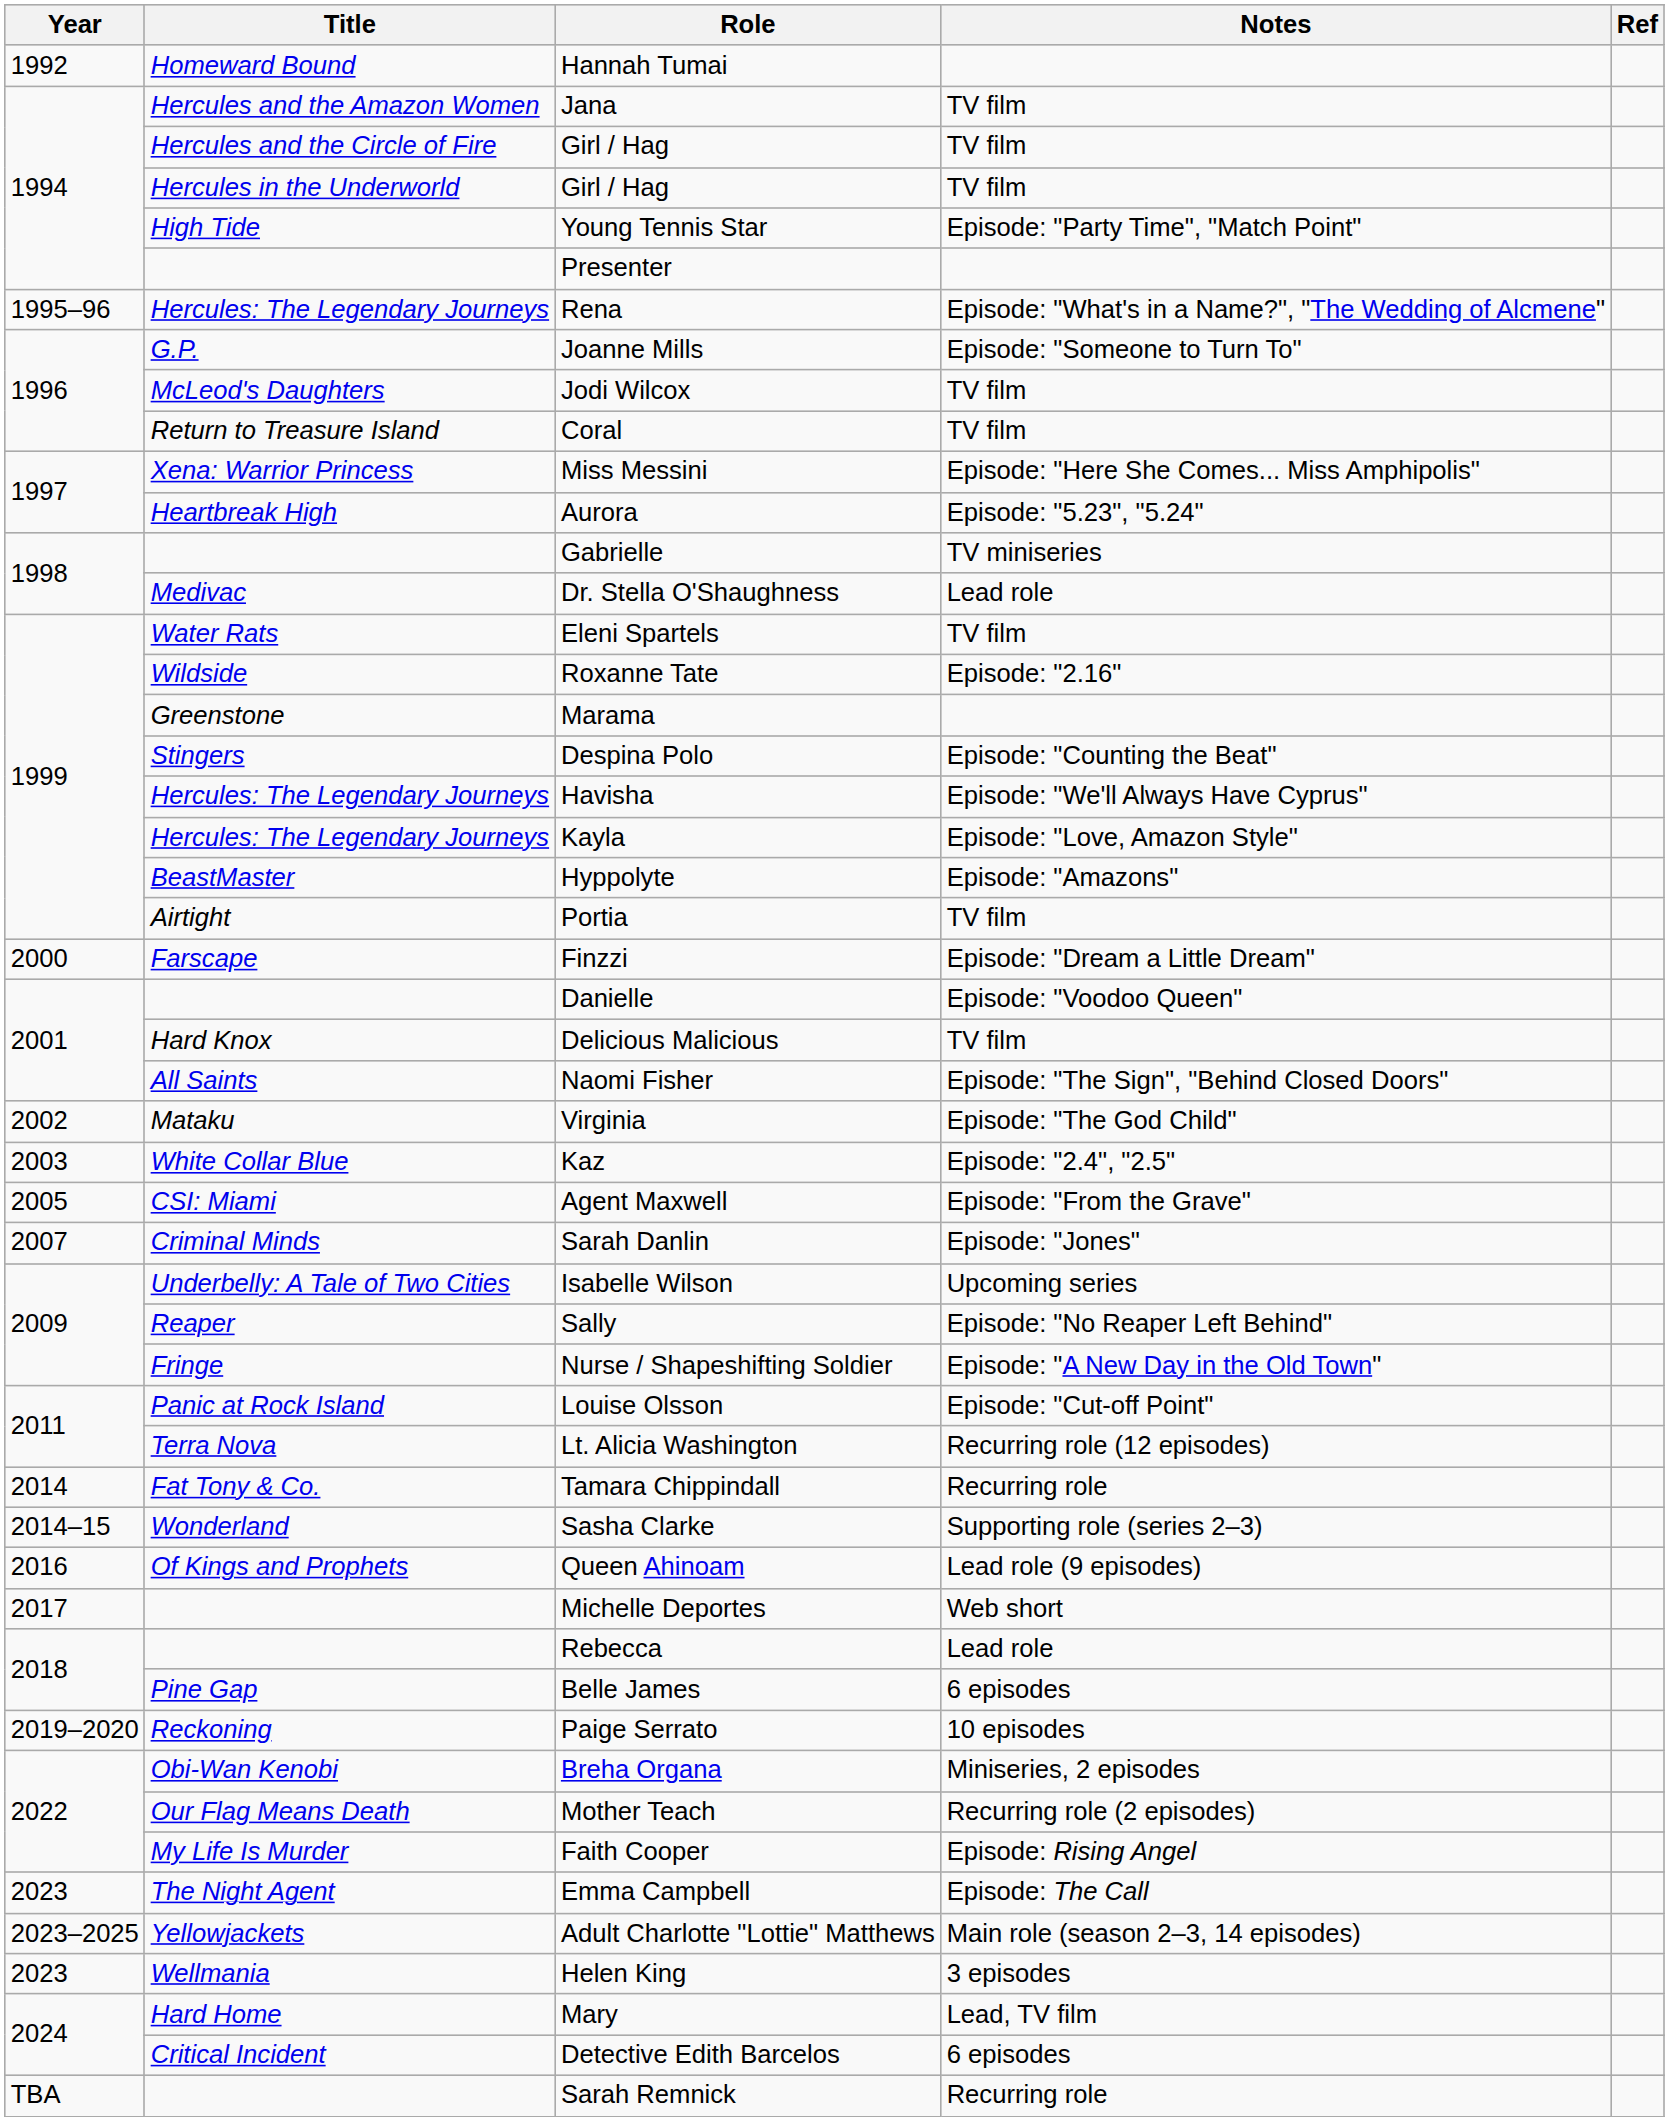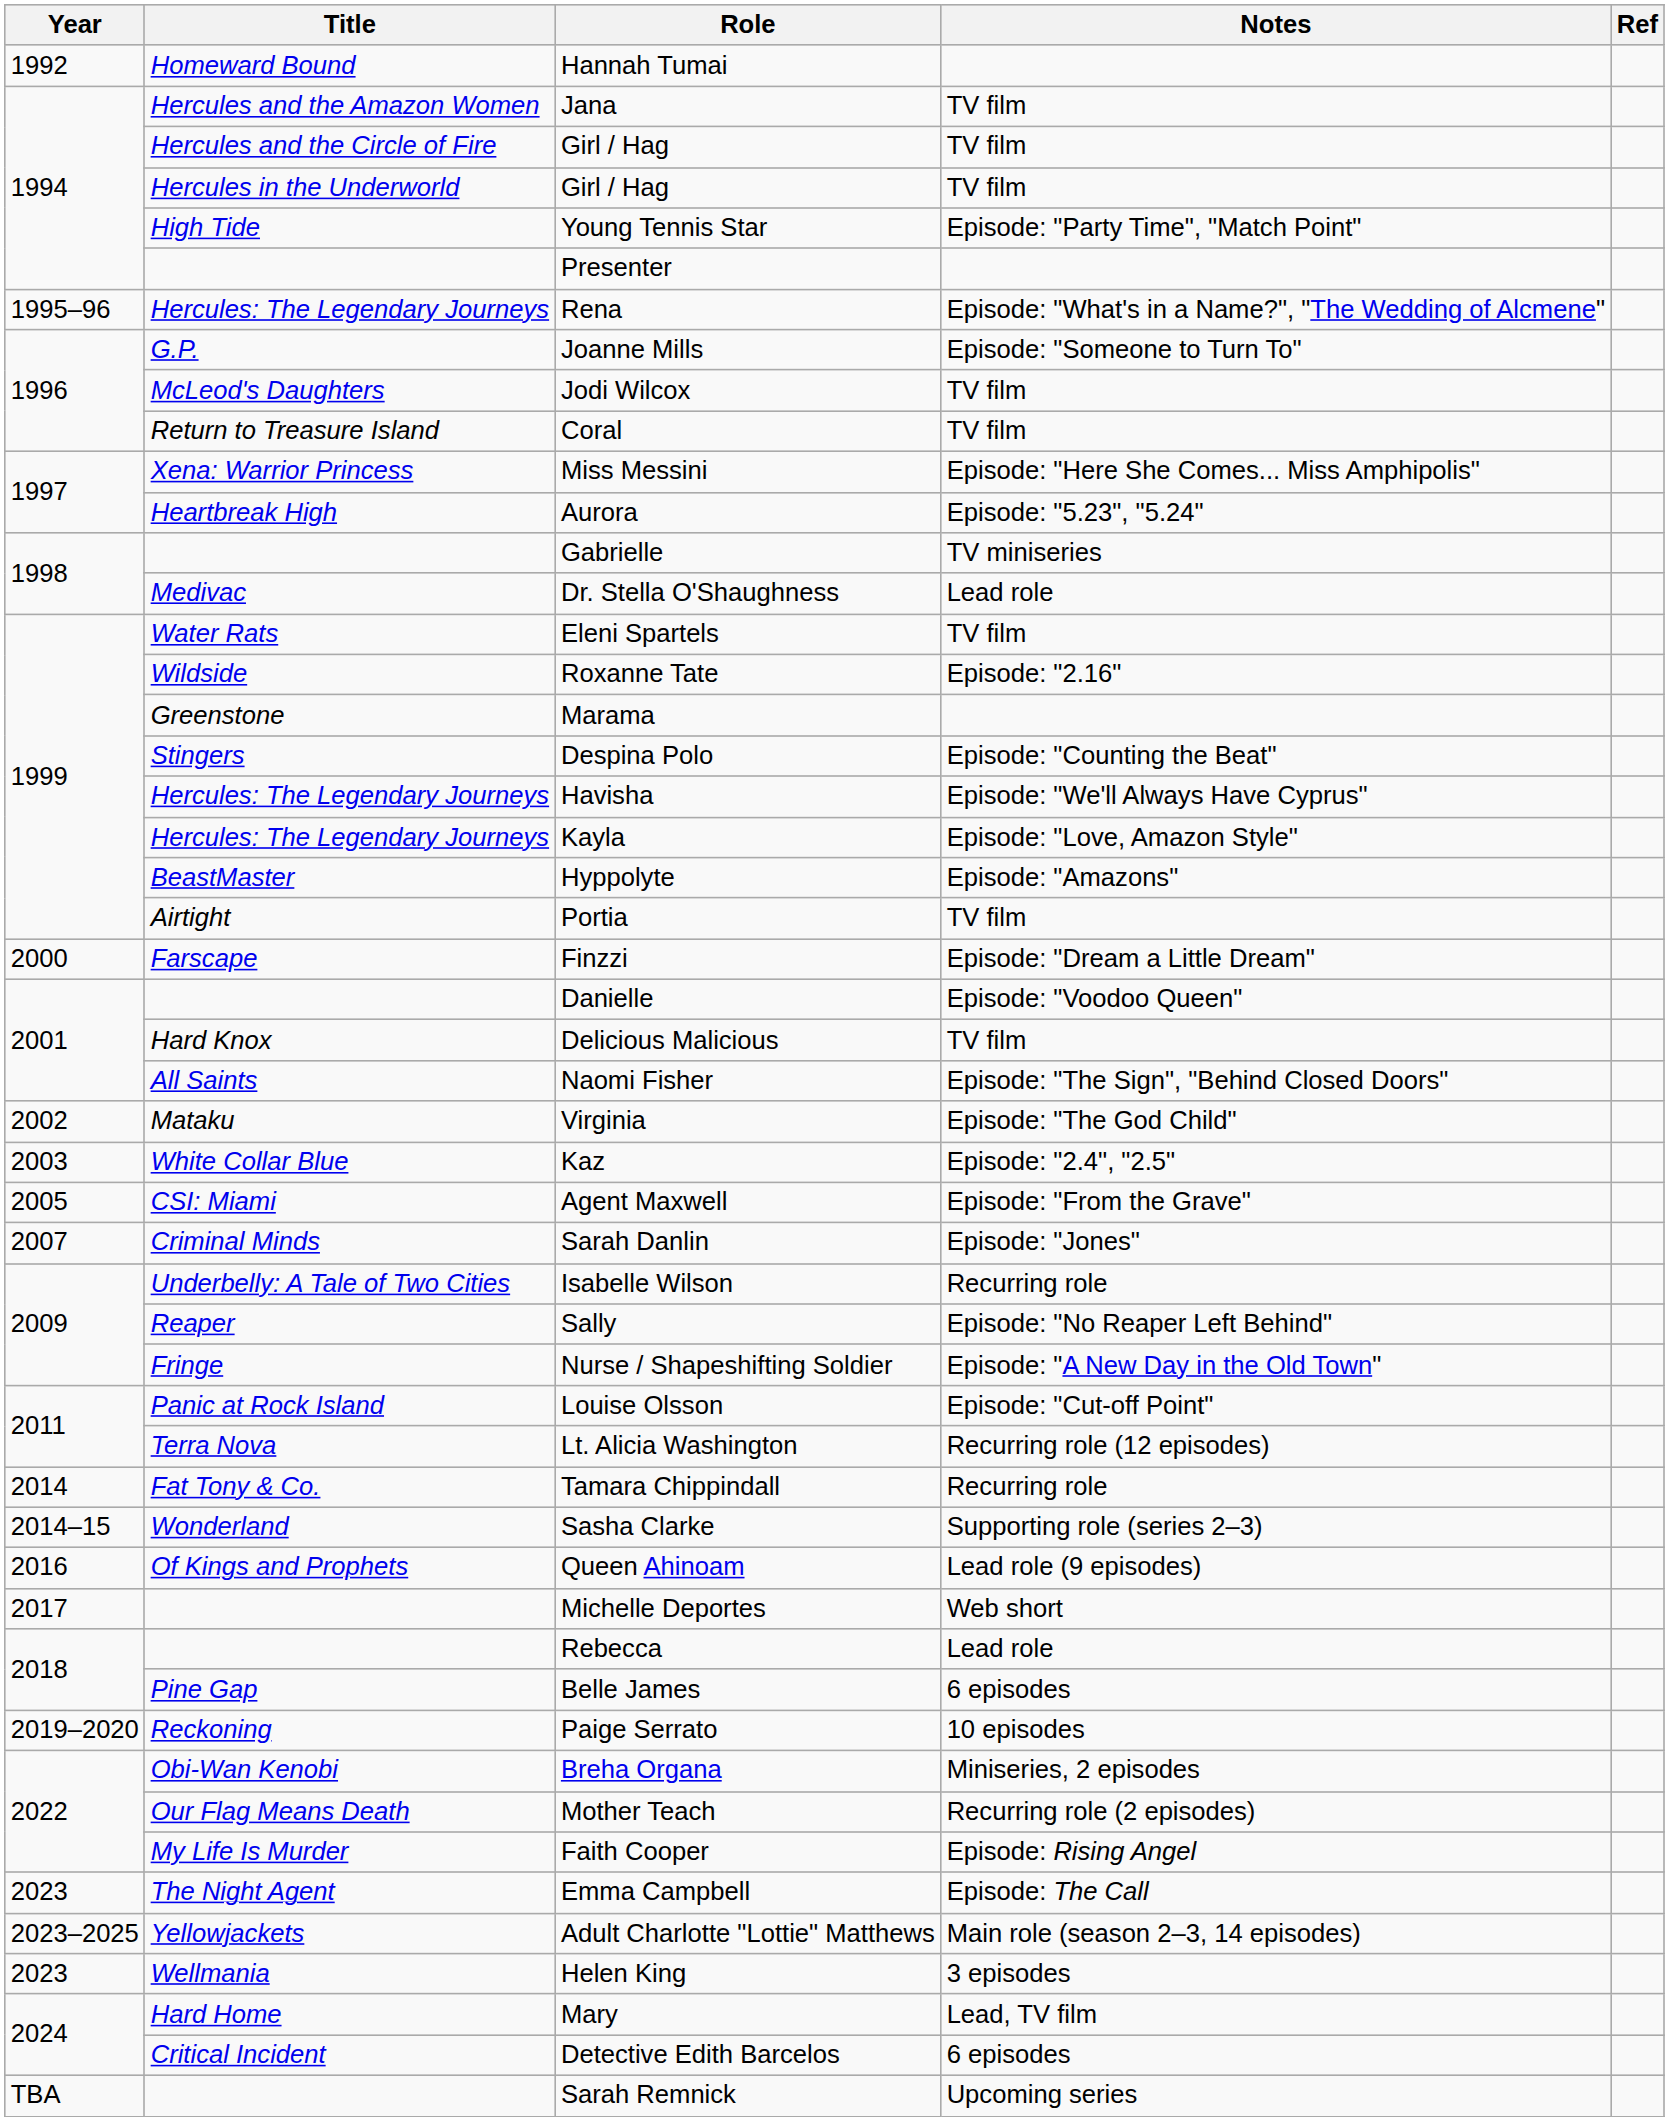(1042, 1283) Upcoming series -> (1027, 1283) Recurring role
(1027, 2095) Recurring role -> (1042, 2095) Upcoming series
